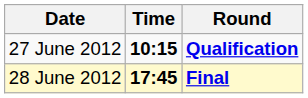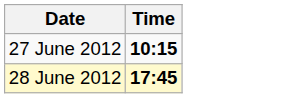- column: (242, 19)
